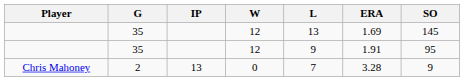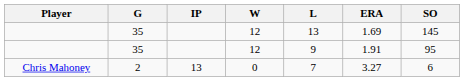(372, 67) 3.28 -> (372, 67) 3.27
(430, 67) 9 -> (430, 67) 6
